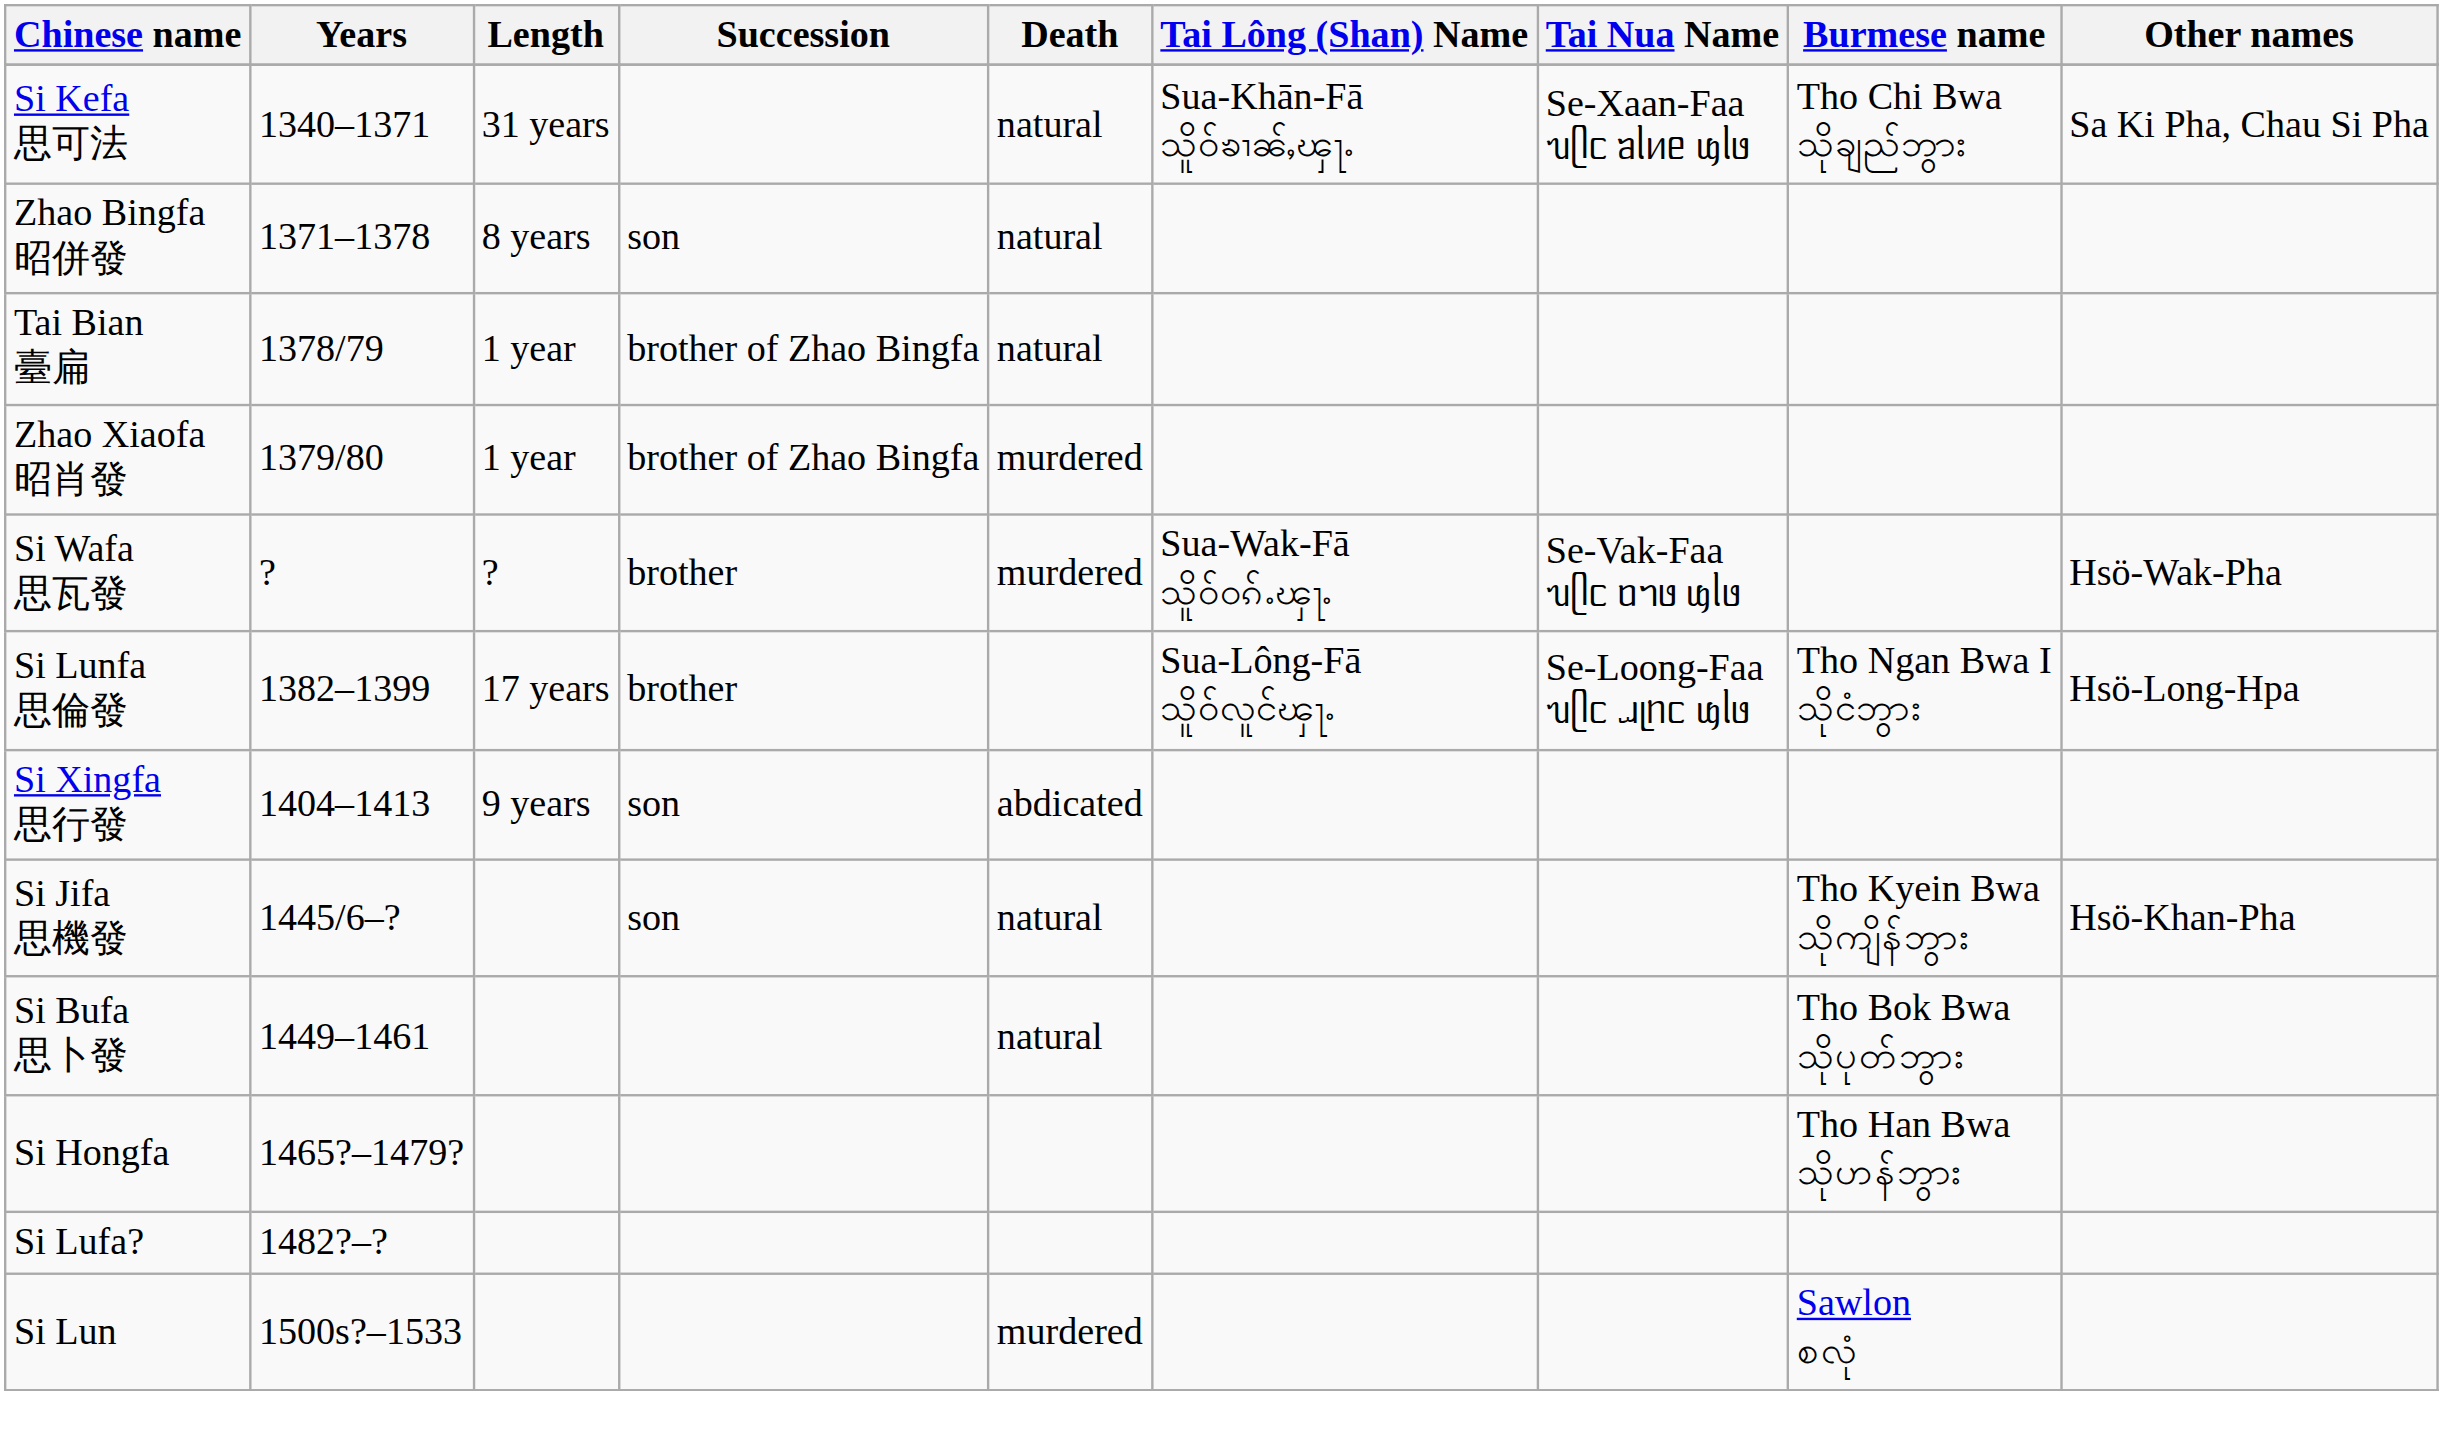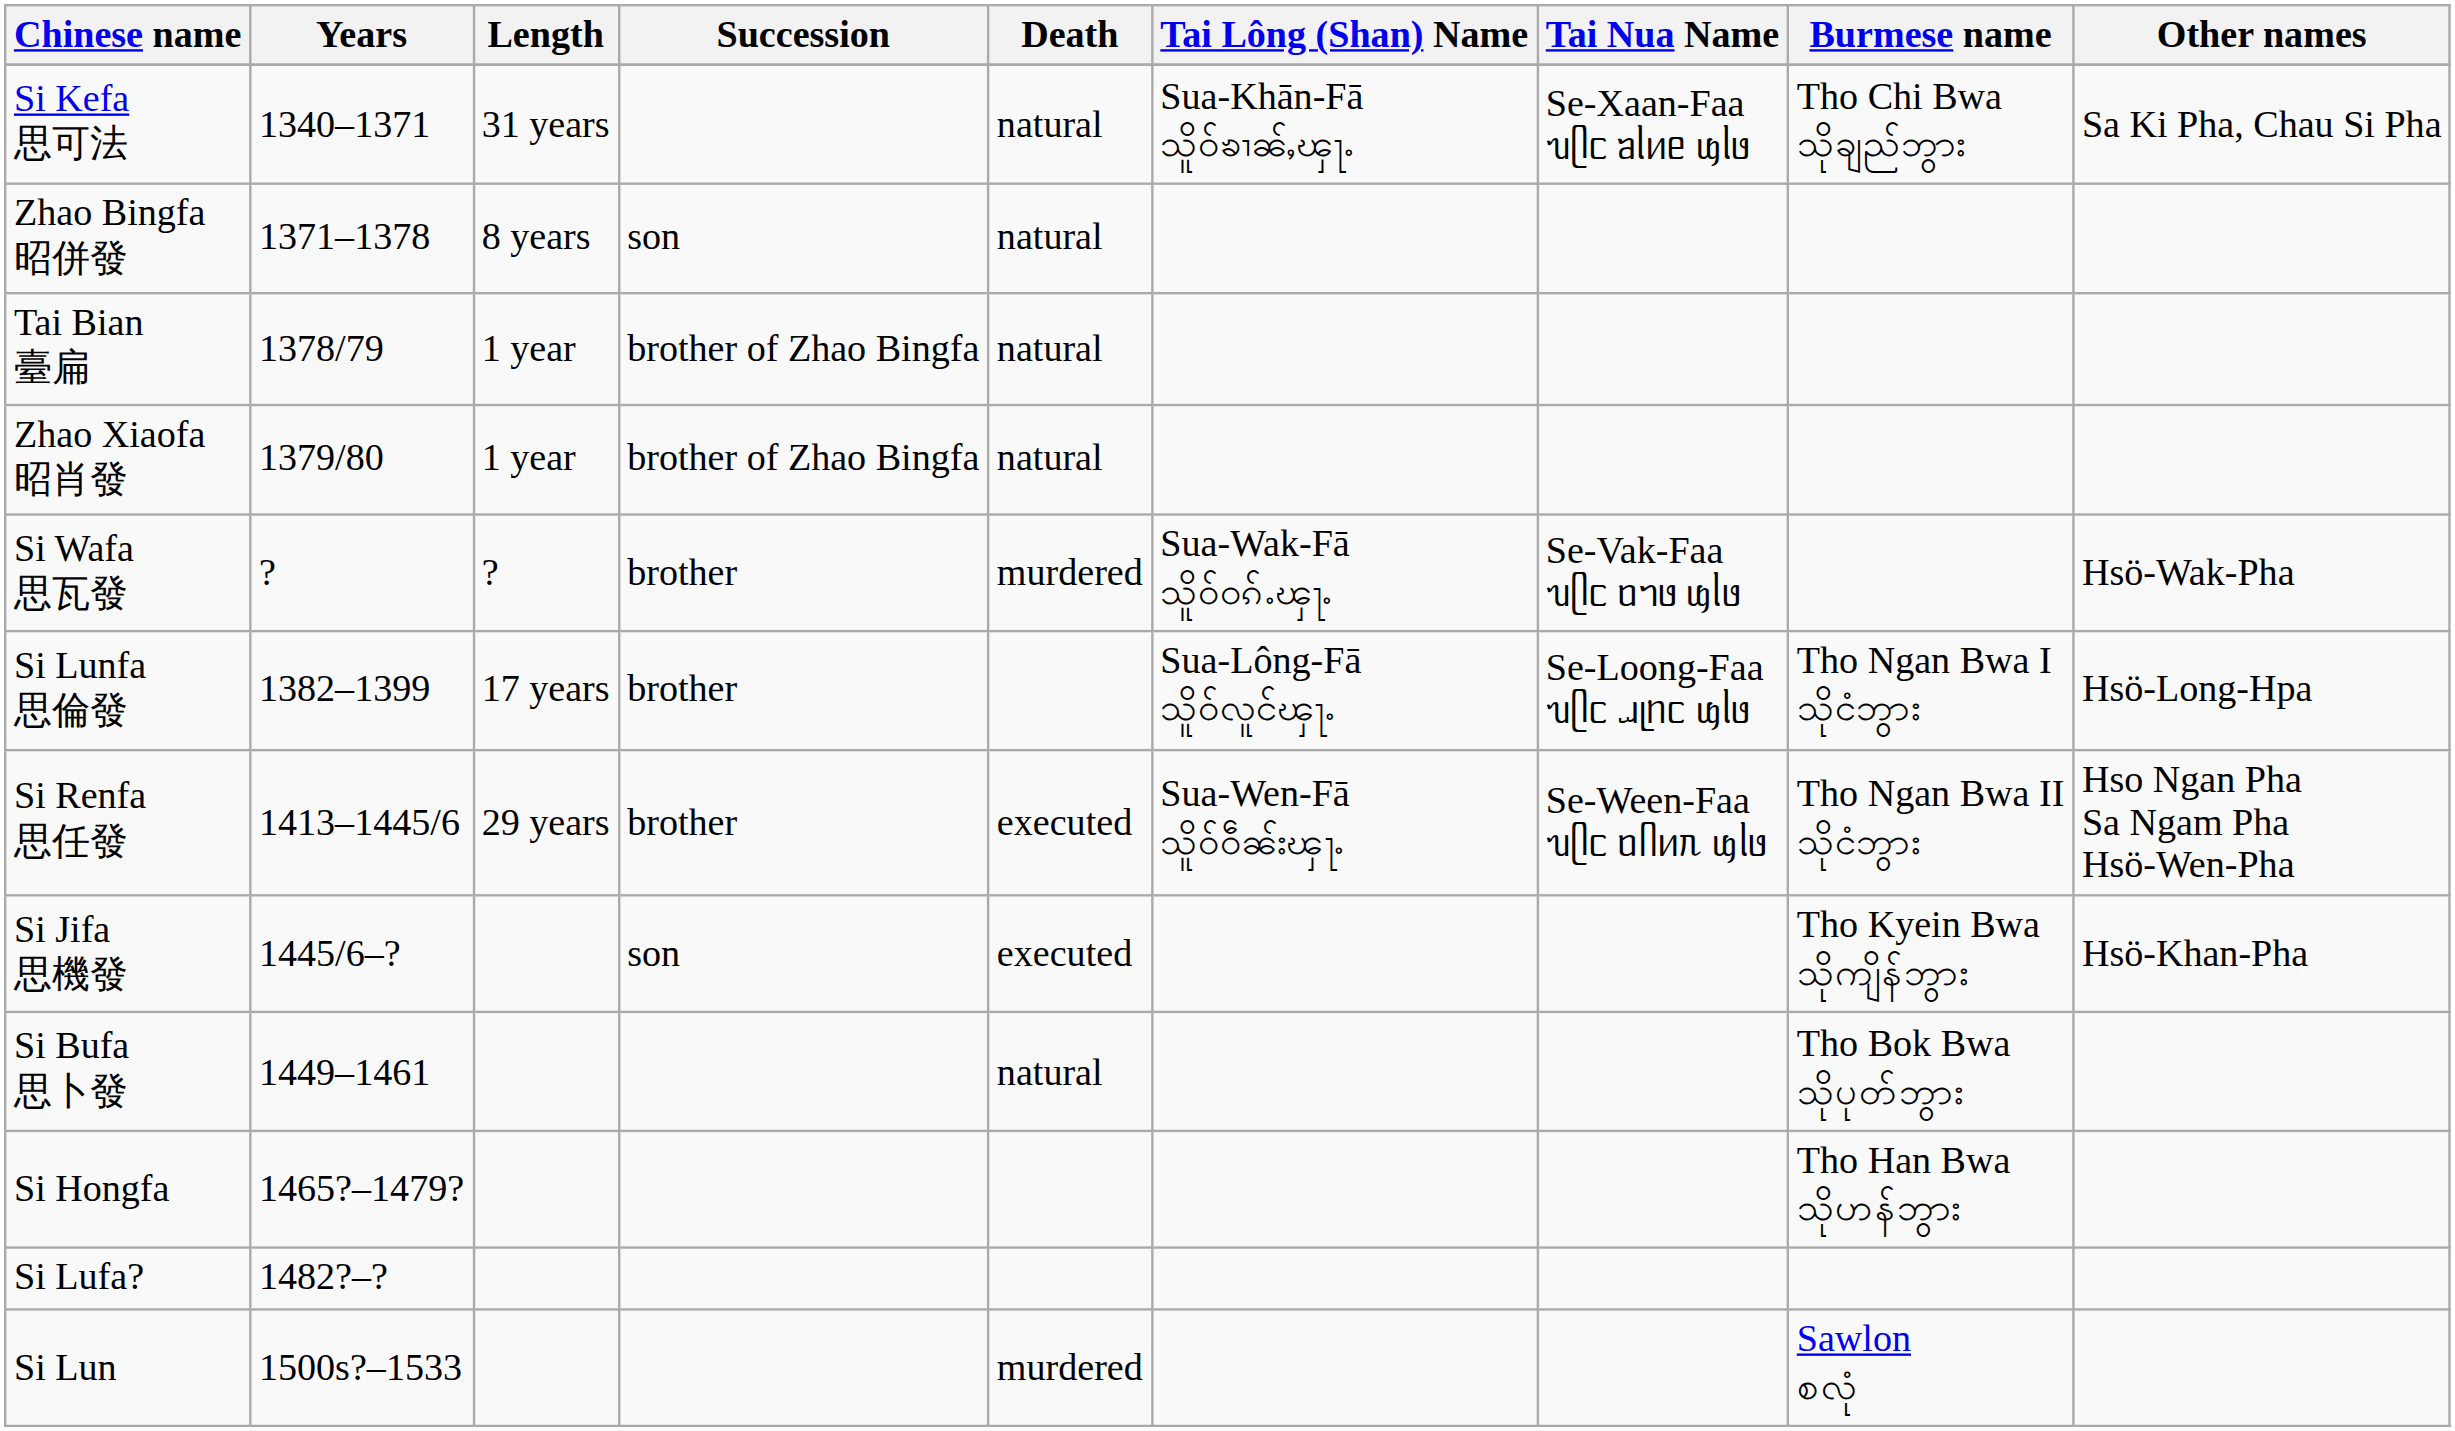(1070, 458) murdered -> (1050, 458) natural
- row: (87, 801)
+ row: (80, 819)
(1050, 917) natural -> (1065, 953) executed
